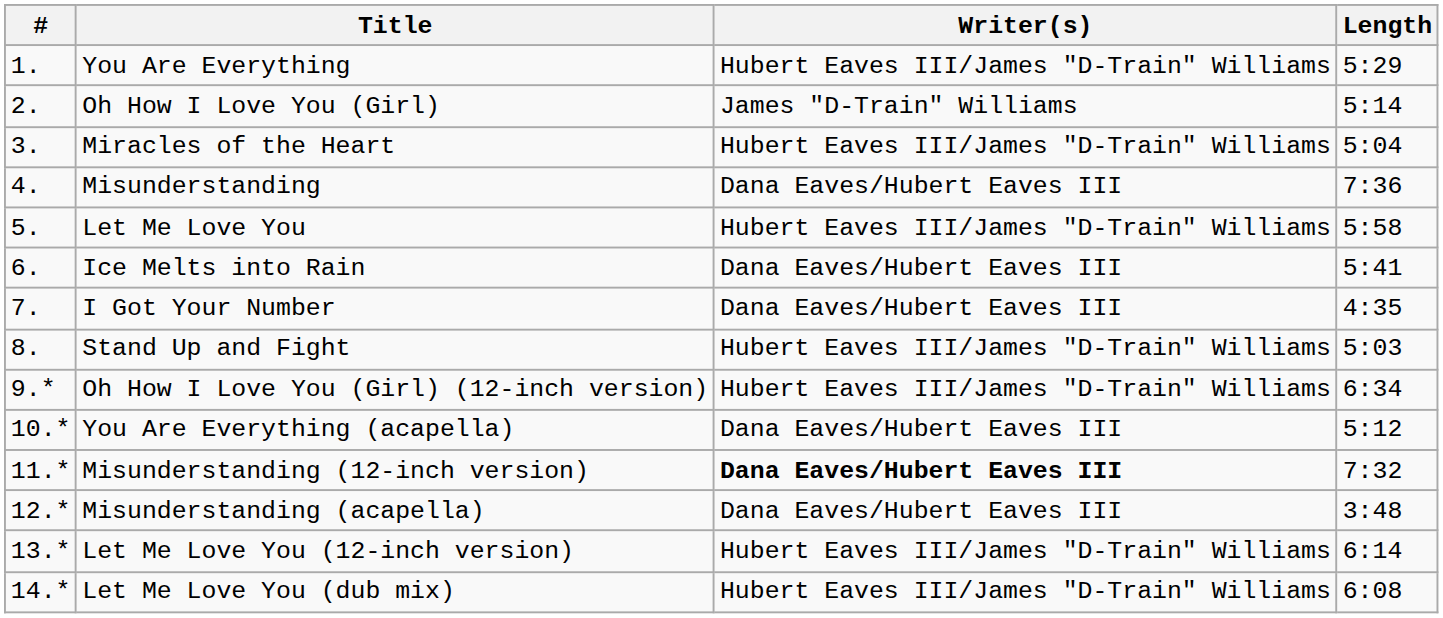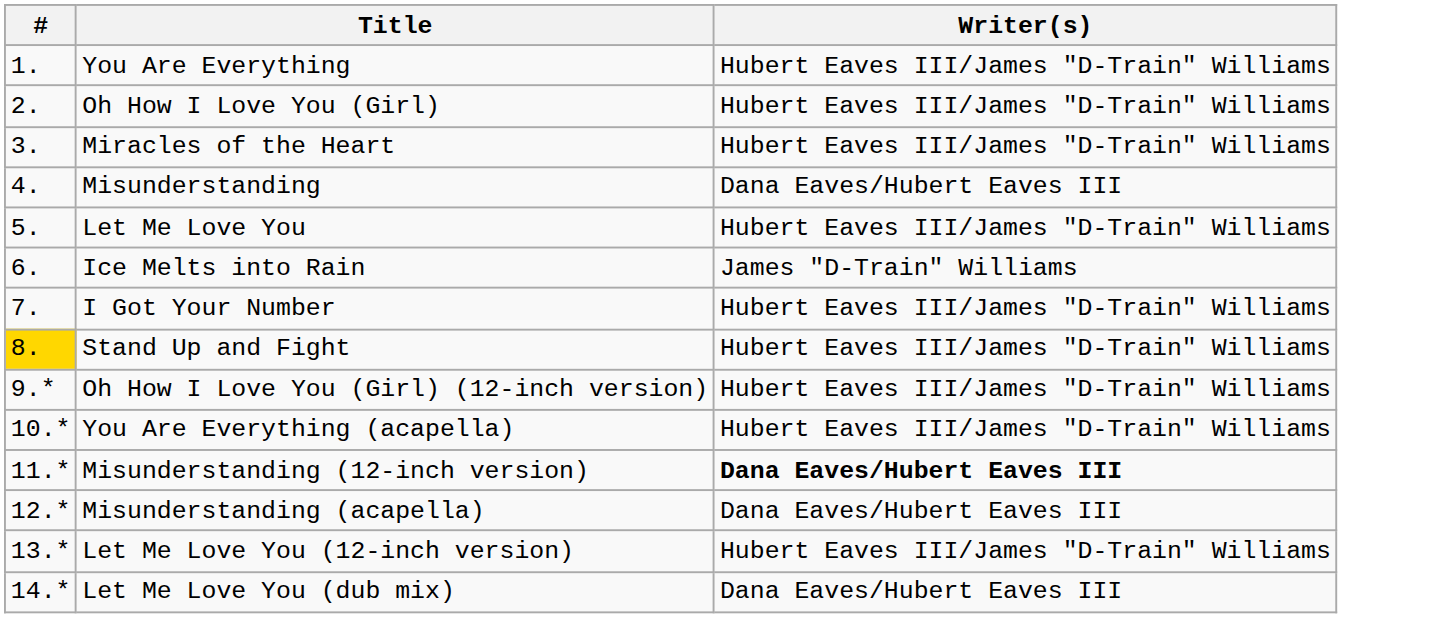- column: (1387, 25)
(899, 106) James "D-Train" Williams -> (1025, 106) Hubert Eaves III/James "D-Train" Williams
(921, 268) Dana Eaves/Hubert Eaves III -> (899, 268) James "D-Train" Williams
(921, 308) Dana Eaves/Hubert Eaves III -> (1025, 308) Hubert Eaves III/James "D-Train" Williams
(26, 349) no background -> (26, 349) gold background
(921, 430) Dana Eaves/Hubert Eaves III -> (1025, 430) Hubert Eaves III/James "D-Train" Williams
(1025, 592) Hubert Eaves III/James "D-Train" Williams -> (921, 592) Dana Eaves/Hubert Eaves III
